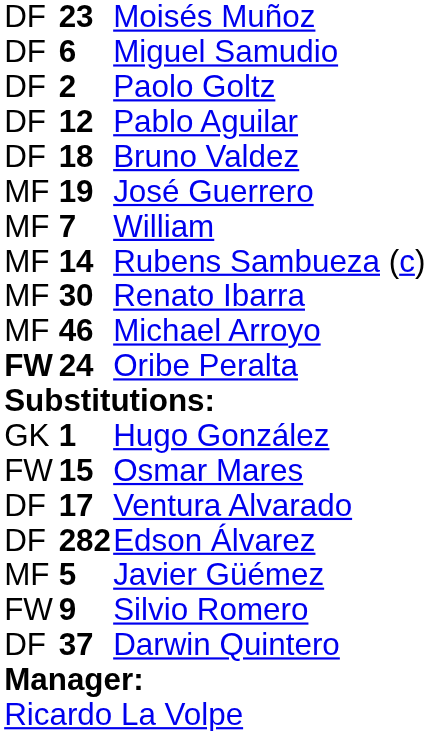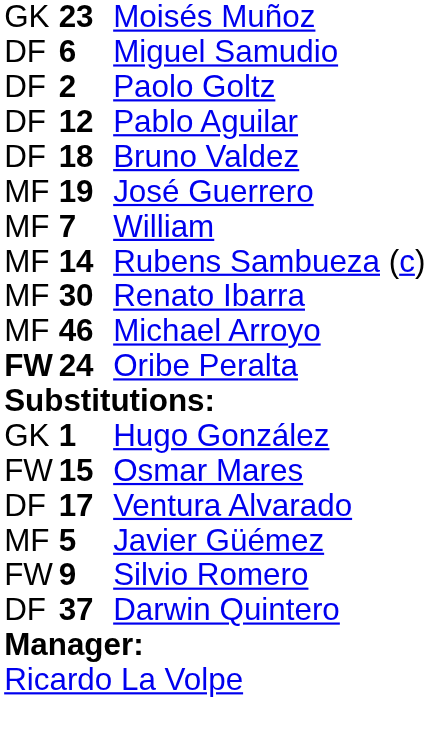(25, 16) DF -> (27, 16) GK
- row: (214, 540)
